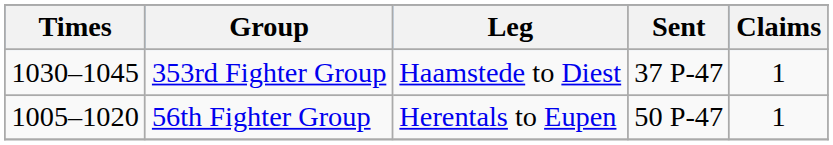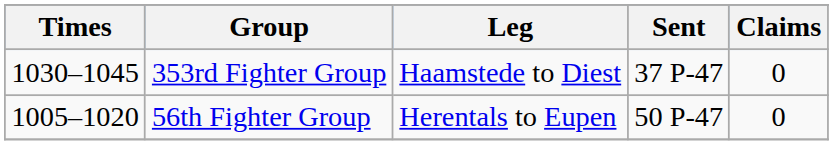(779, 71) 1 -> (779, 71) 0
(779, 116) 1 -> (779, 116) 0
